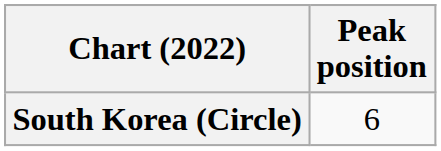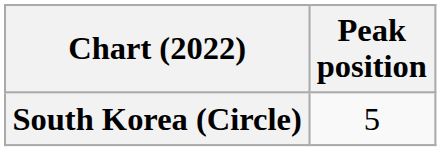(372, 118) 6 -> (372, 118) 5
